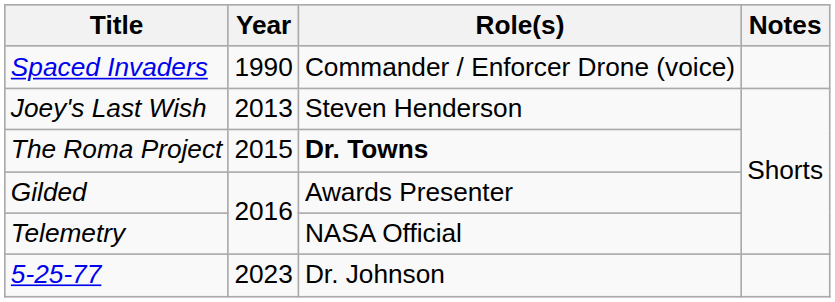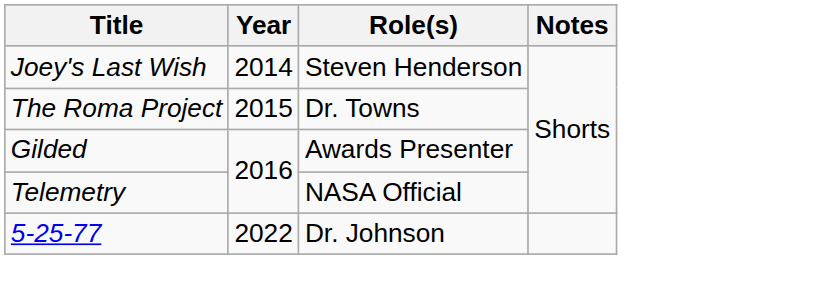- row: (109, 66)
(264, 108) 2013 -> (264, 66) 2014
(367, 150) bold -> (362, 108) normal
(264, 274) 2023 -> (264, 233) 2022
